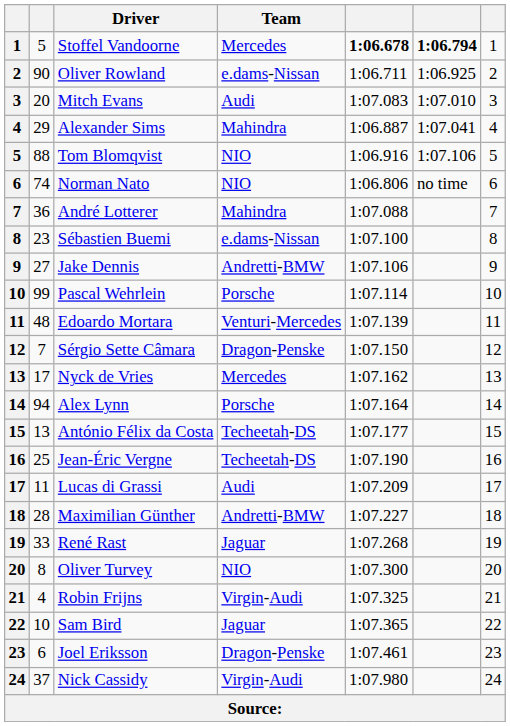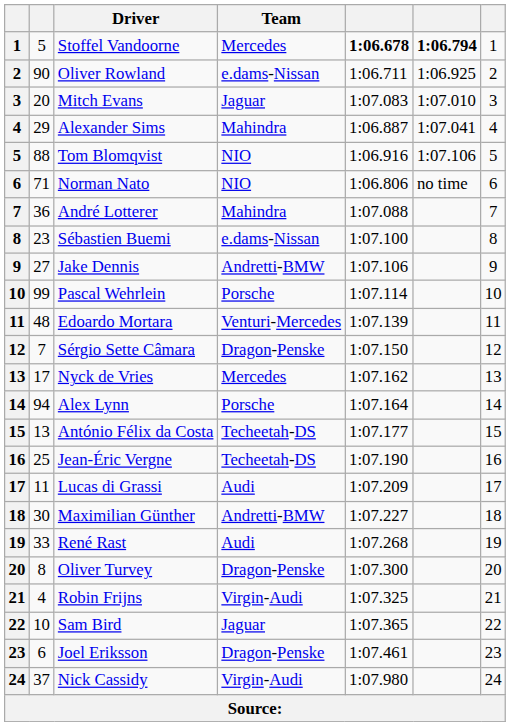(238, 100) Audi -> (243, 100) Jaguar
(42, 183) 74 -> (42, 183) 71
(42, 514) 28 -> (42, 514) 30
(243, 542) Jaguar -> (238, 542) Audi
(236, 569) NIO -> (273, 569) Dragon-Penske
